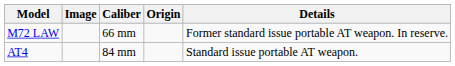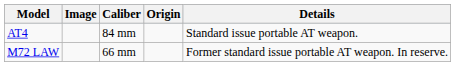rows swapped: (33, 33) <-> (17, 52)
